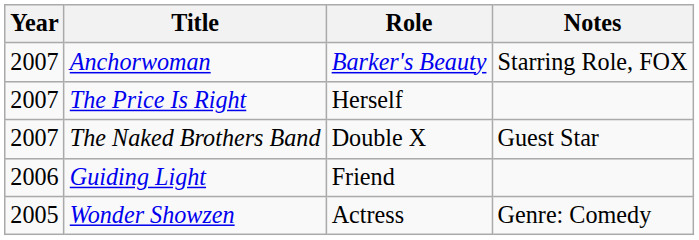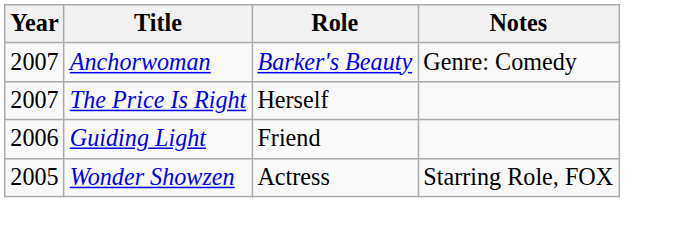(593, 61) Starring Role, FOX -> (500, 61) Genre: Comedy
- row: (195, 138)
(574, 215) Genre: Comedy -> (518, 176) Starring Role, FOX
